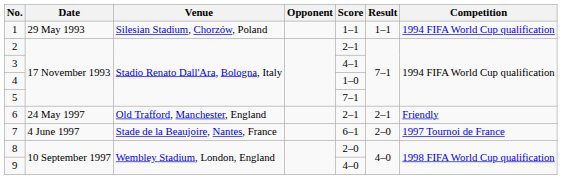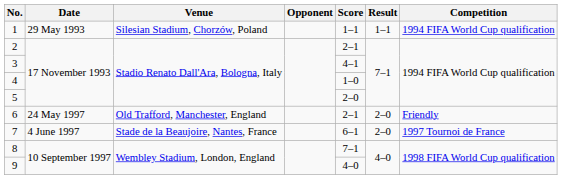(351, 98) 7–1 -> (351, 98) 2–0
(383, 115) 2–1 -> (383, 115) 2–0
(351, 149) 2–0 -> (351, 149) 7–1
